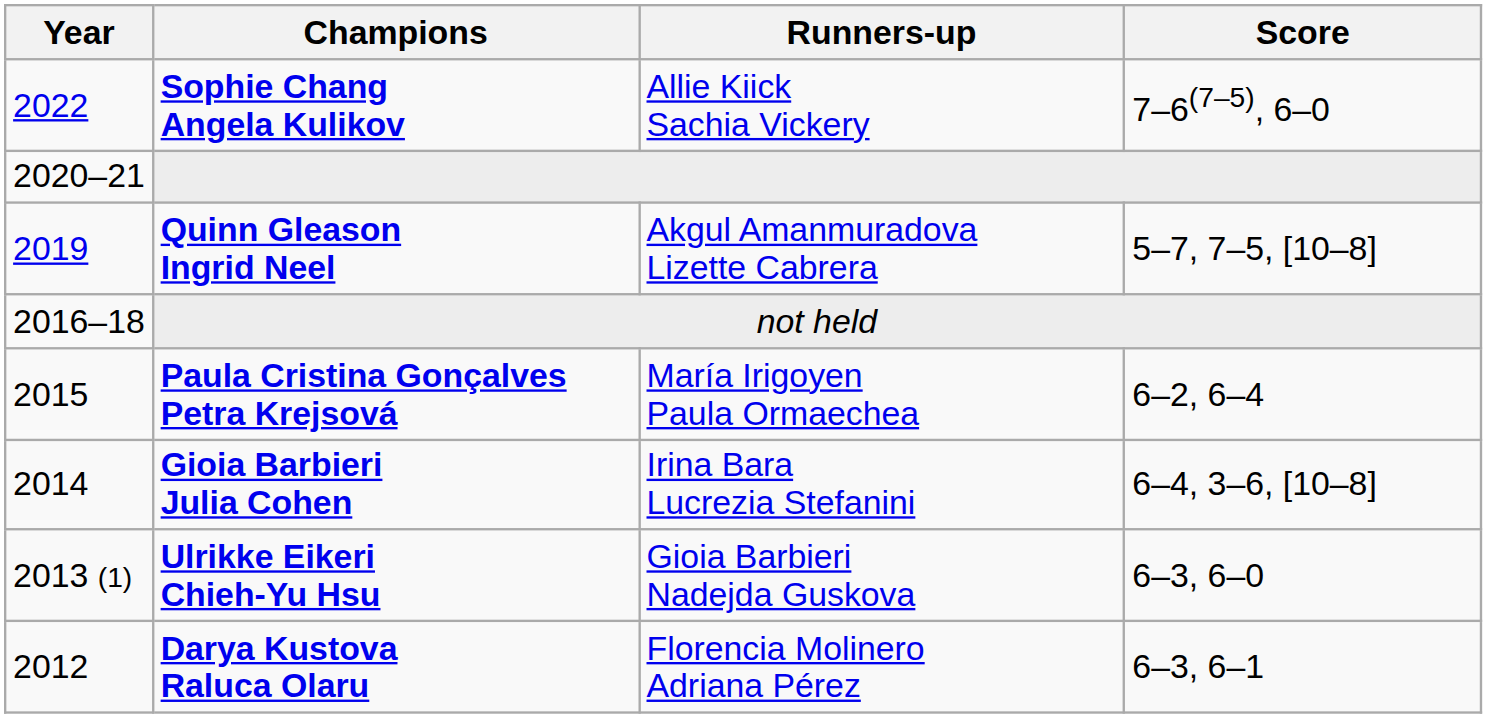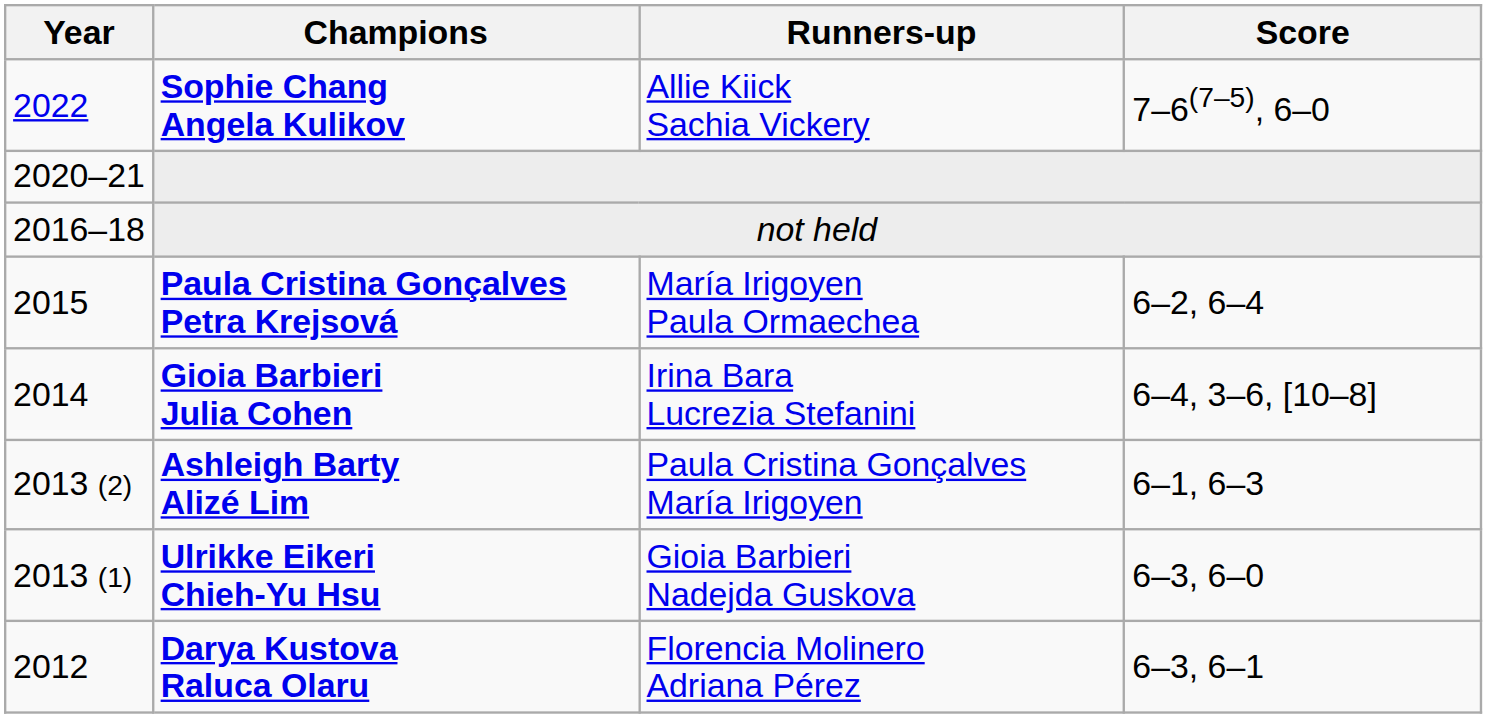- row: (281, 249)
+ row: (280, 485)
